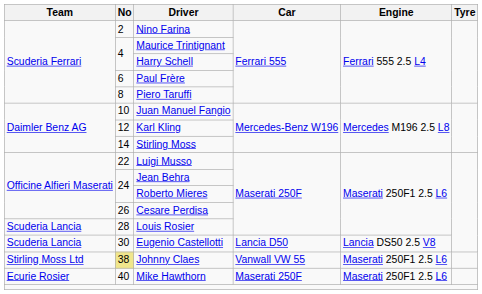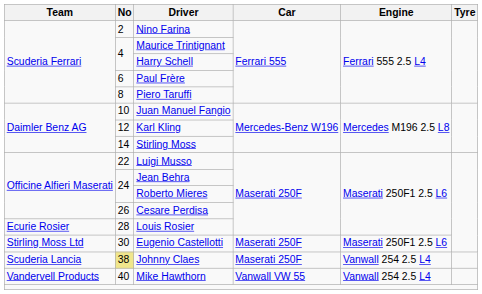(44, 227) Scuderia Lancia -> (38, 227) Ecurie Rosier
(44, 243) Scuderia Lancia -> (45, 243) Stirling Moss Ltd
(262, 243) Lancia D50 -> (269, 243) Maserati 250F
(389, 243) Lancia DS50 2.5 V8 -> (395, 243) Maserati 250F1 2.5 L6
(45, 260) Stirling Moss Ltd -> (44, 260) Scuderia Lancia
(270, 260) Vanwall VW 55 -> (269, 260) Maserati 250F
(395, 260) Maserati 250F1 2.5 L6 -> (387, 260) Vanwall 254 2.5 L4
(38, 276) Ecurie Rosier -> (53, 276) Vandervell Products
(269, 276) Maserati 250F -> (270, 276) Vanwall VW 55
(395, 276) Maserati 250F1 2.5 L6 -> (387, 276) Vanwall 254 2.5 L4
